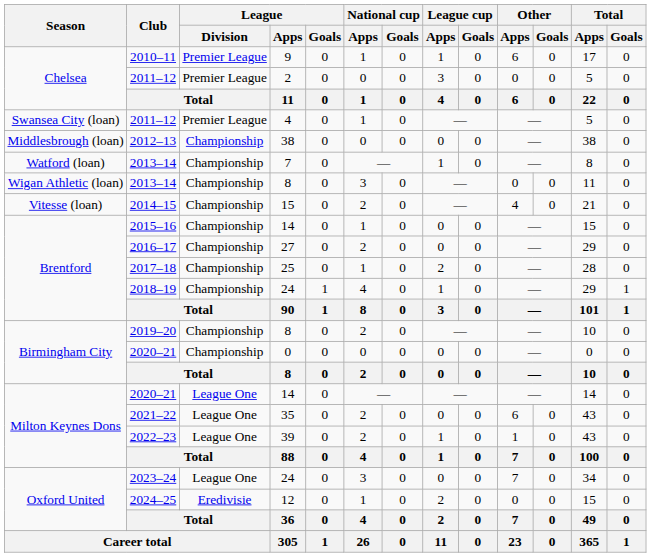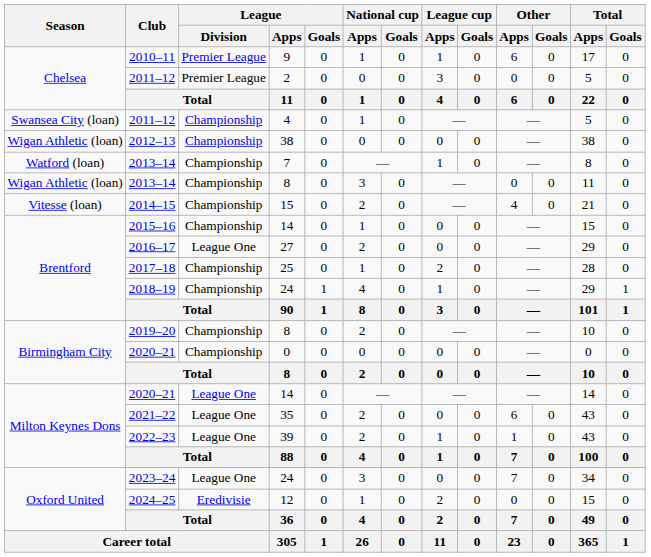(225, 120) Premier League -> (224, 120) Championship
(66, 141) Middlesbrough (loan) -> (65, 141) Wigan Athletic (loan)
(225, 246) Championship -> (224, 246) League One
